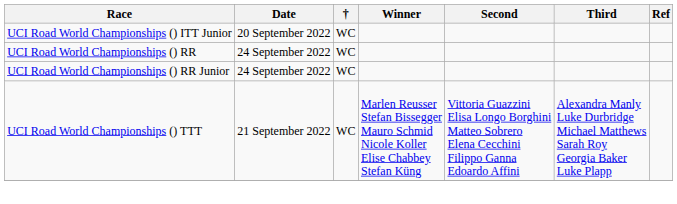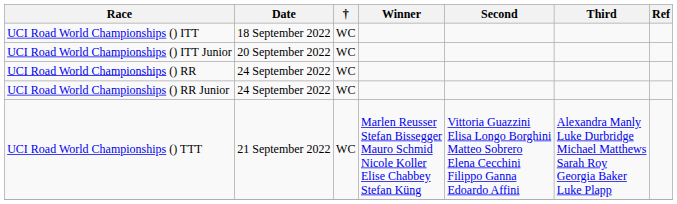+ row: (103, 33)
